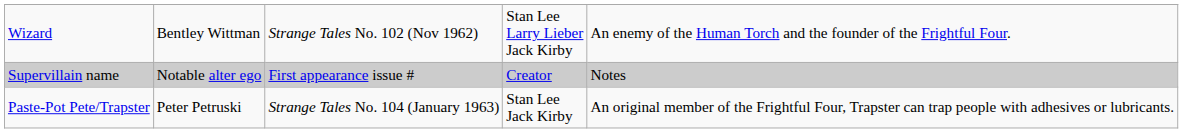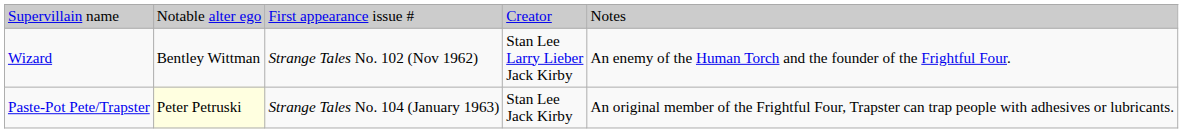rows swapped: (63, 74) <-> (30, 33)
(199, 107) no background -> (199, 107) lightyellow background
